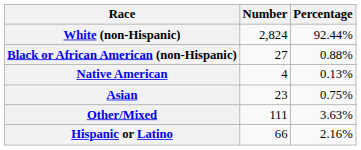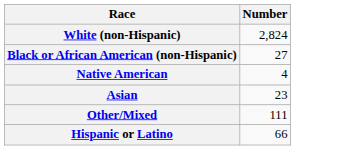- column: (323, 14)
